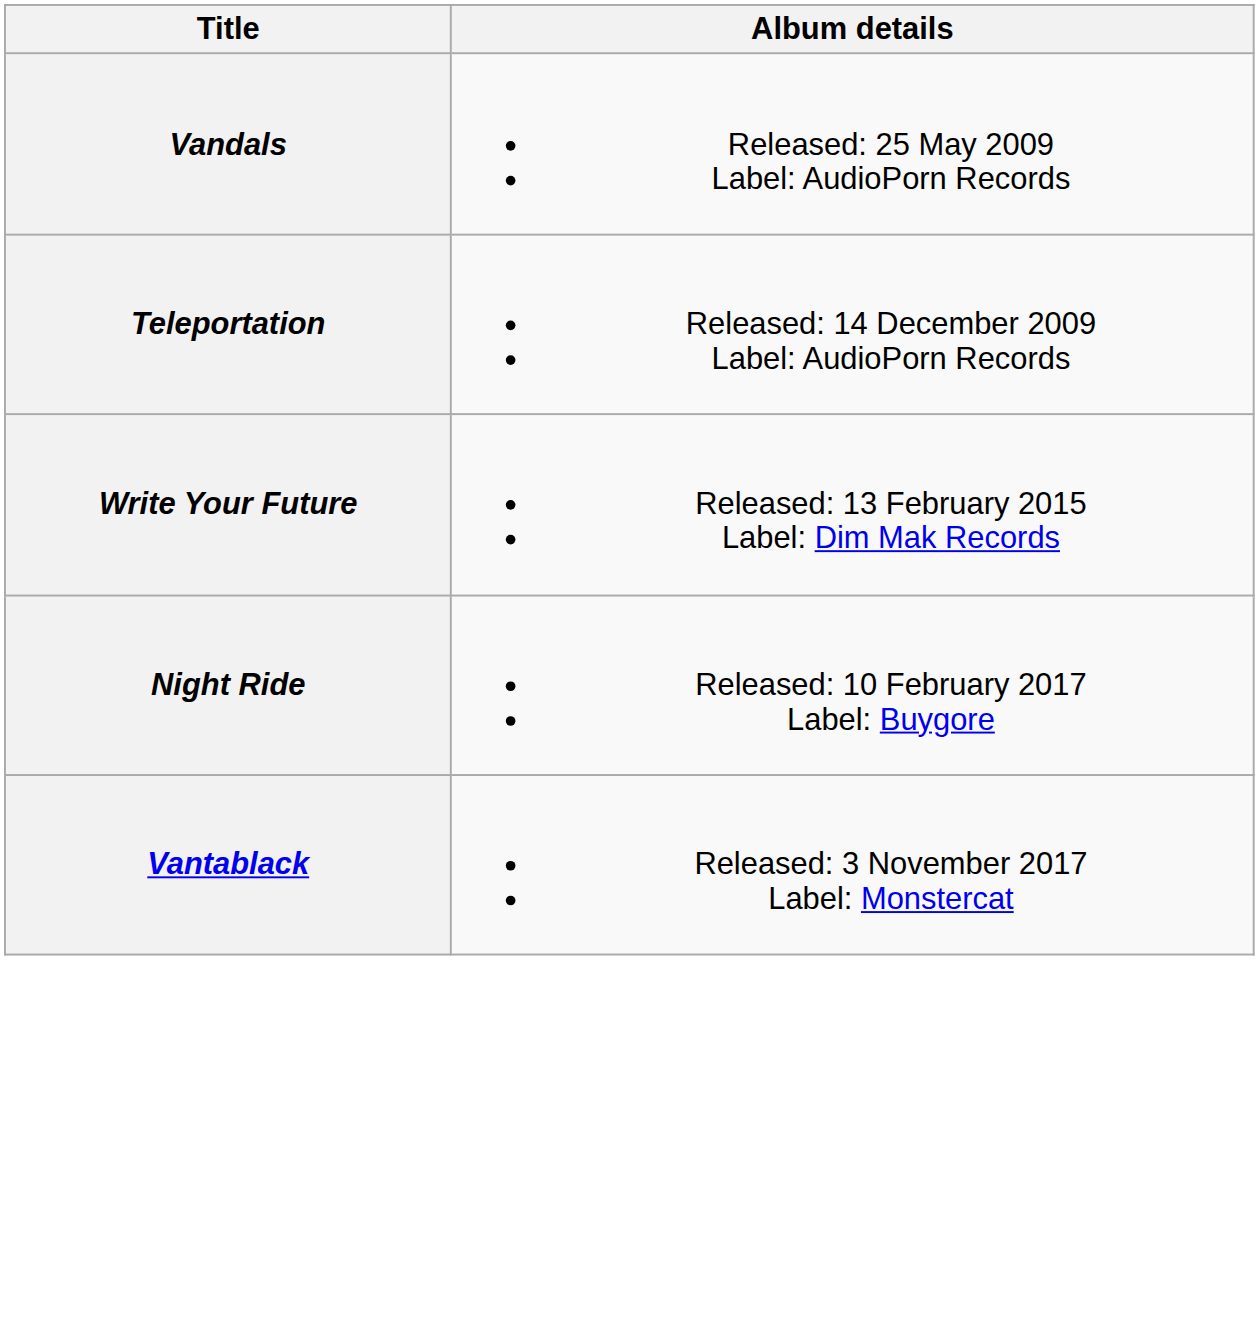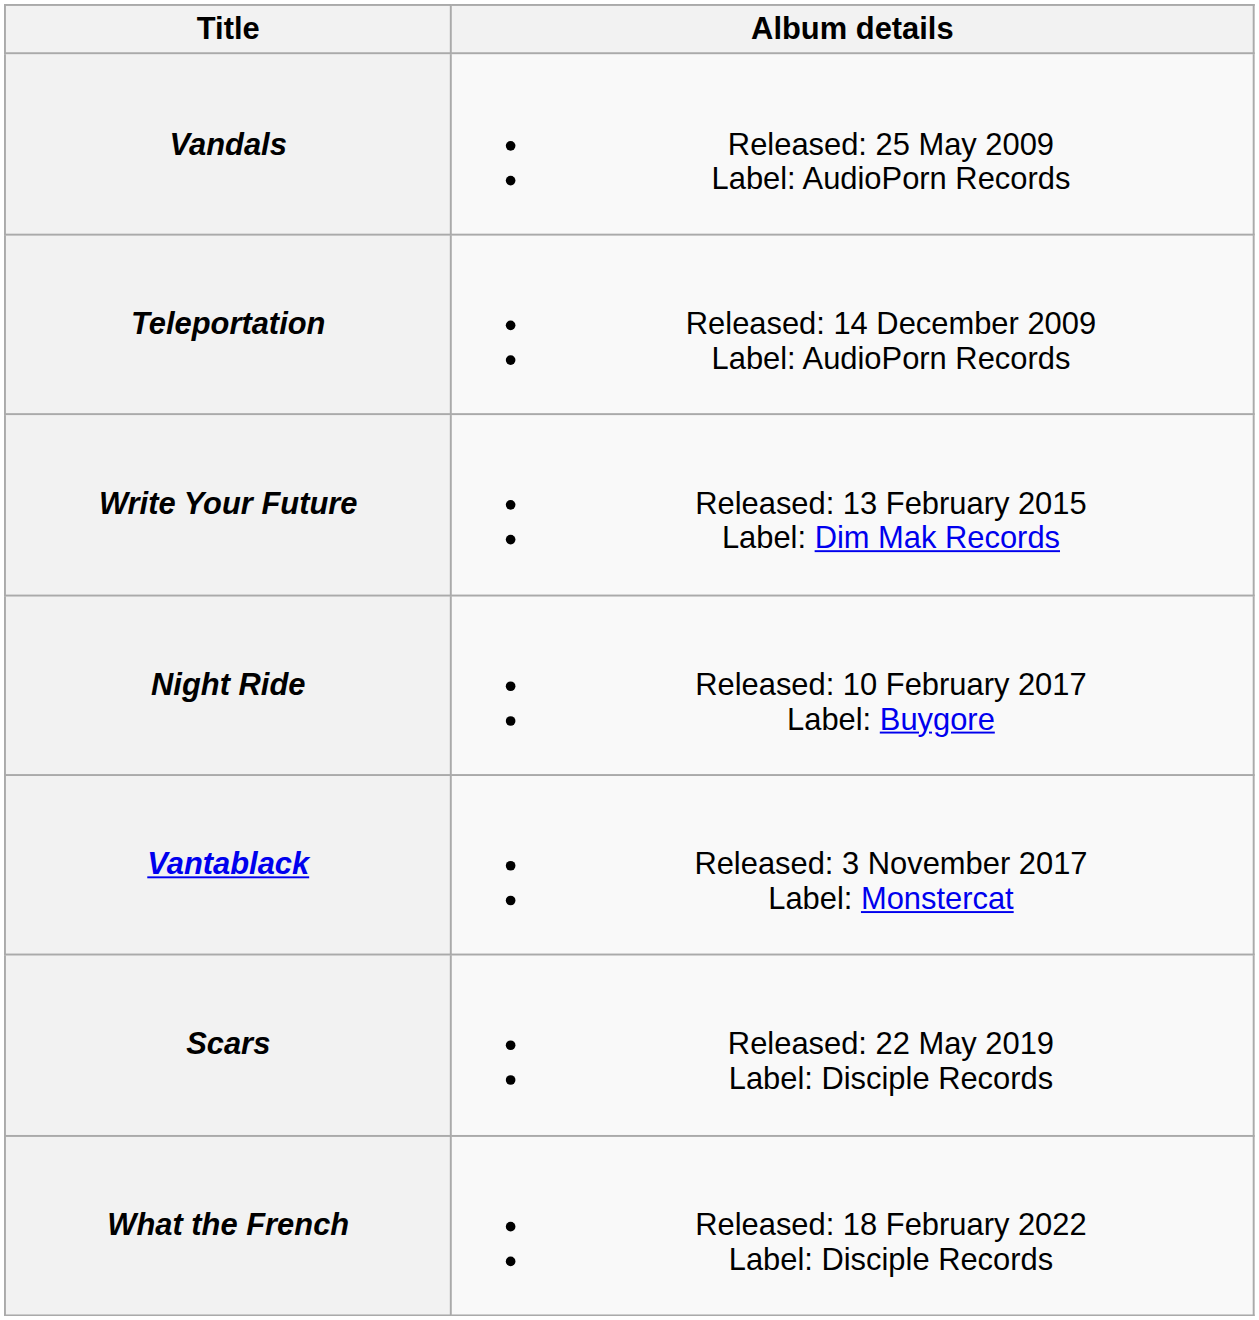+ row: (228, 1044)
+ row: (228, 1224)
